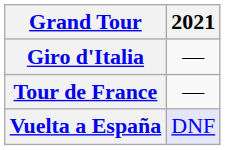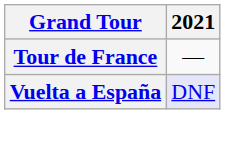- row: (85, 56)
